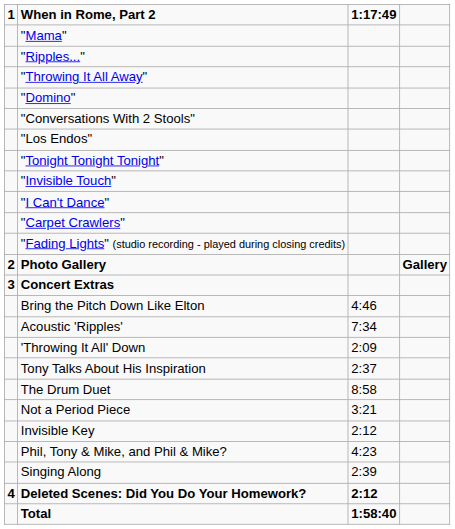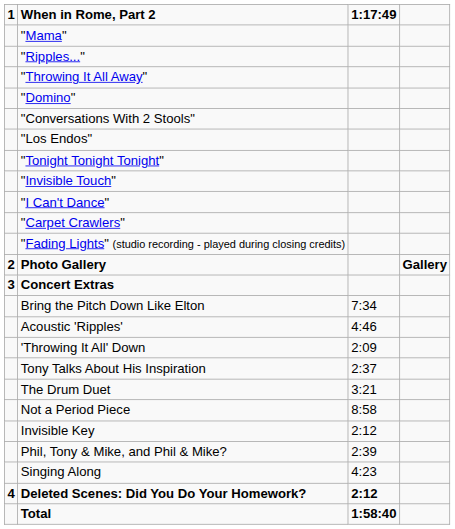(364, 306) 4:46 -> (364, 306) 7:34
(364, 327) 7:34 -> (364, 327) 4:46
(364, 389) 8:58 -> (364, 389) 3:21
(364, 410) 3:21 -> (364, 410) 8:58
(364, 451) 4:23 -> (364, 451) 2:39
(364, 472) 2:39 -> (364, 472) 4:23
